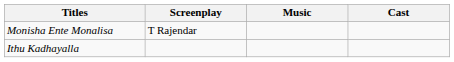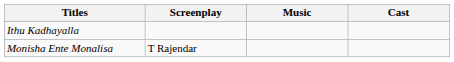rows swapped: (60, 30) <-> (43, 48)
